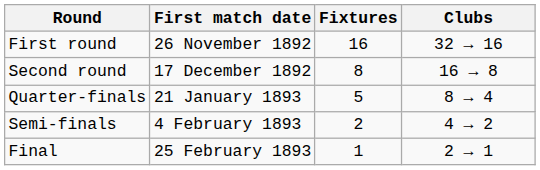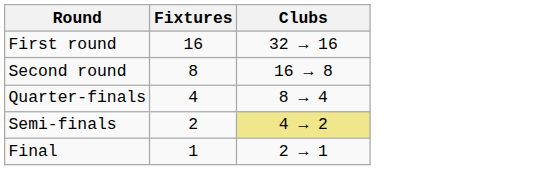- column: (233, 18)
(358, 98) 5 -> (193, 98) 4
(468, 125) no background -> (303, 125) khaki background
